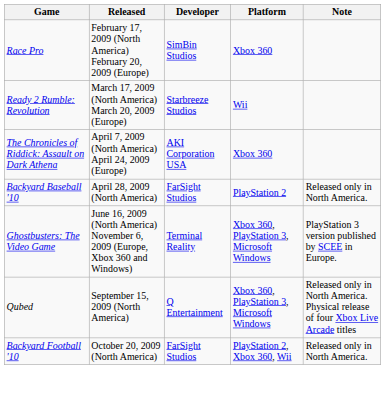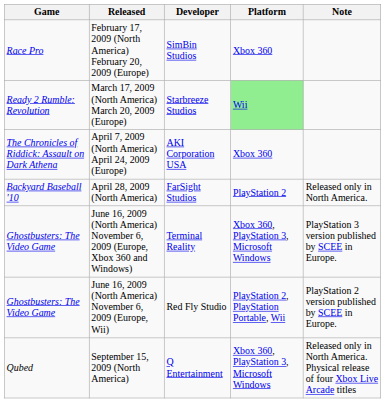(240, 105) no background -> (240, 105) lightgreen background
+ row: (124, 307)
- row: (126, 351)
